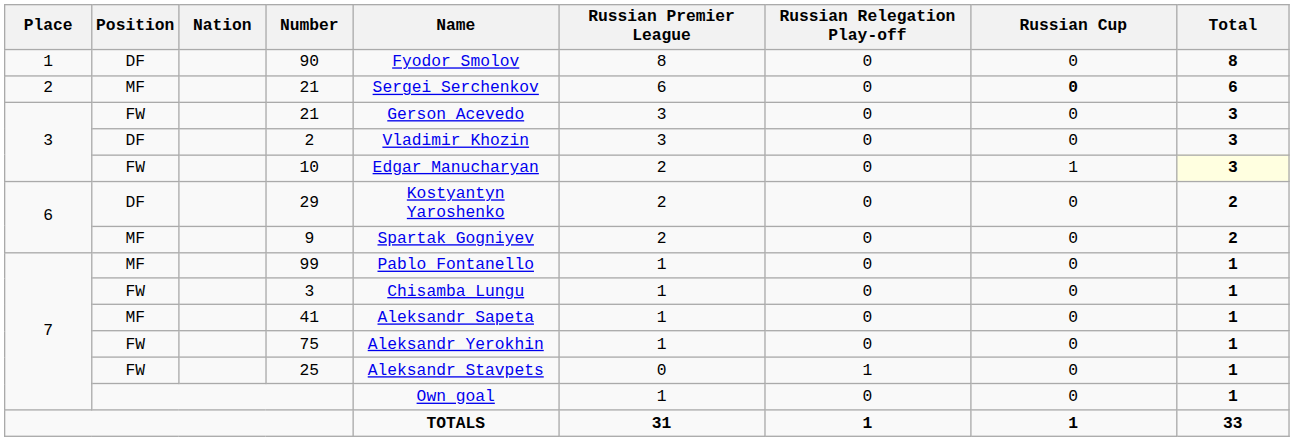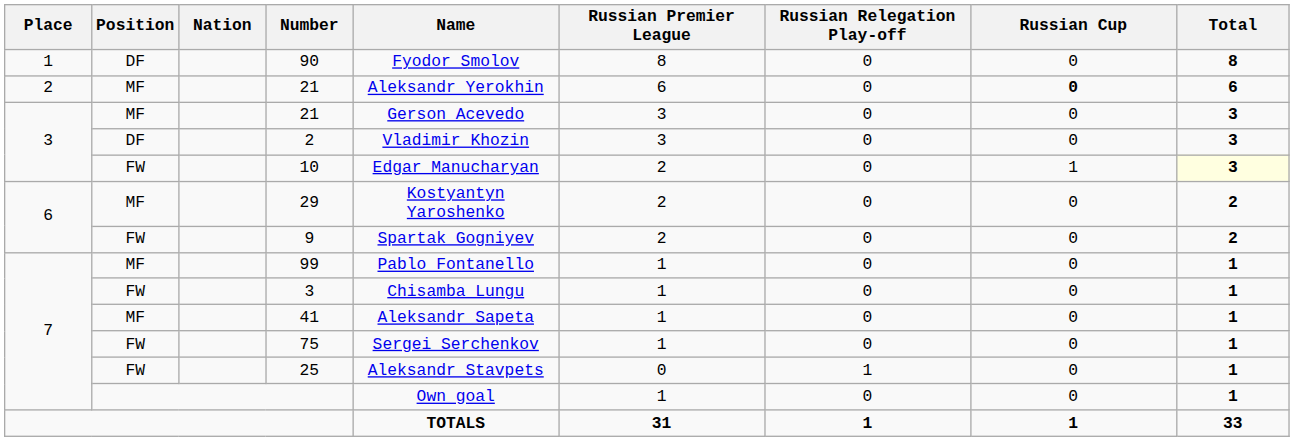(456, 89) Sergei Serchenkov -> (456, 89) Aleksandr Yerokhin
(135, 116) FW -> (135, 116) MF
(135, 204) DF -> (135, 204) MF
(135, 239) MF -> (135, 239) FW
(456, 345) Aleksandr Yerokhin -> (456, 345) Sergei Serchenkov
